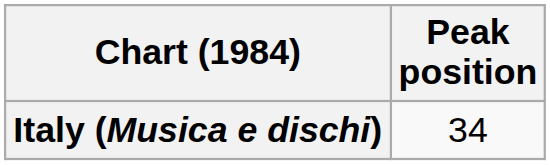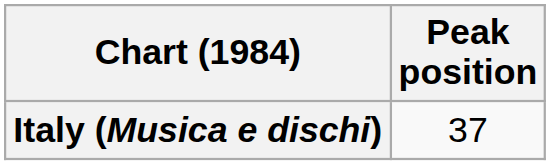(468, 129) 34 -> (468, 129) 37
